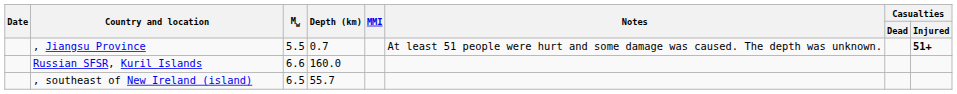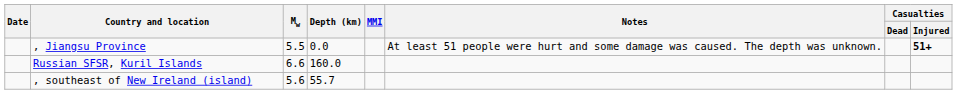(319, 47) 0.7 -> (319, 47) 0.0
(295, 81) 6.5 -> (295, 81) 5.6
